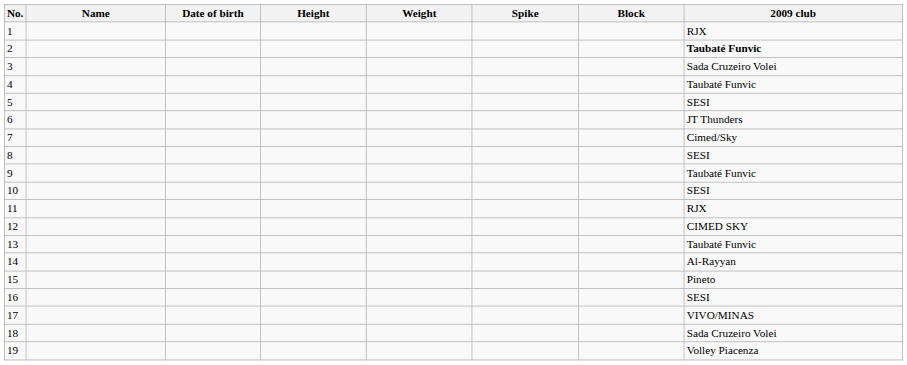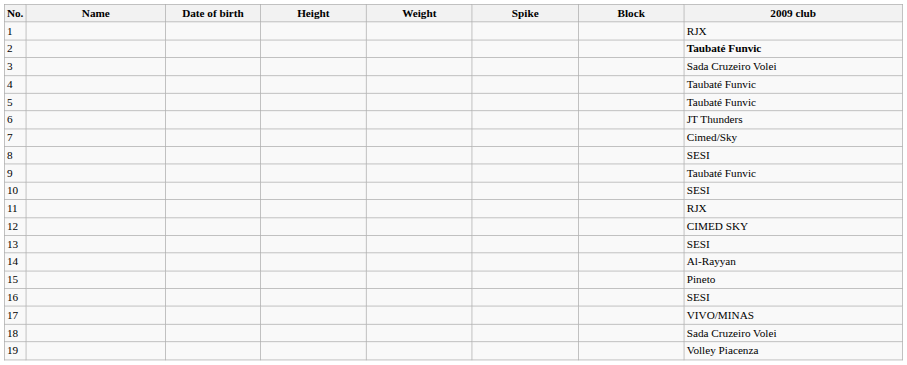(698, 102) SESI -> (721, 102) Taubaté Funvic
(721, 244) Taubaté Funvic -> (698, 244) SESI
